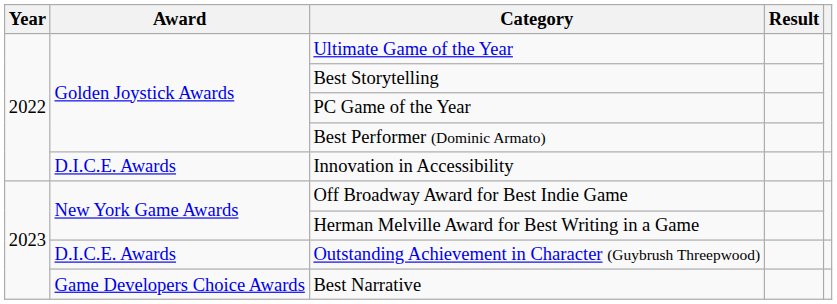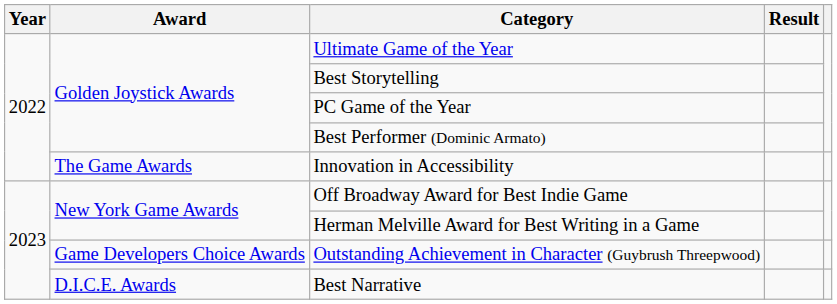(115, 166) D.I.C.E. Awards -> (123, 166) The Game Awards
(115, 254) D.I.C.E. Awards -> (180, 254) Game Developers Choice Awards
(180, 284) Game Developers Choice Awards -> (115, 284) D.I.C.E. Awards
